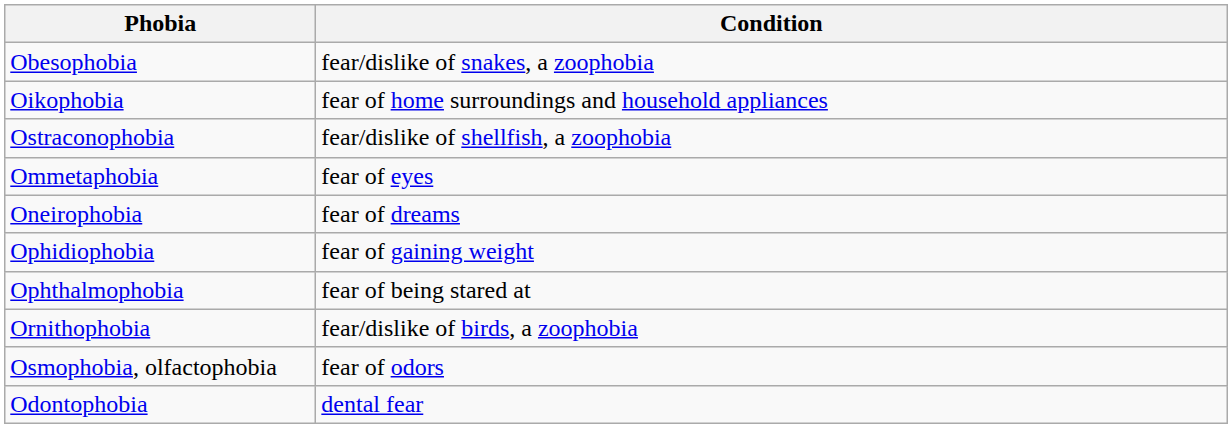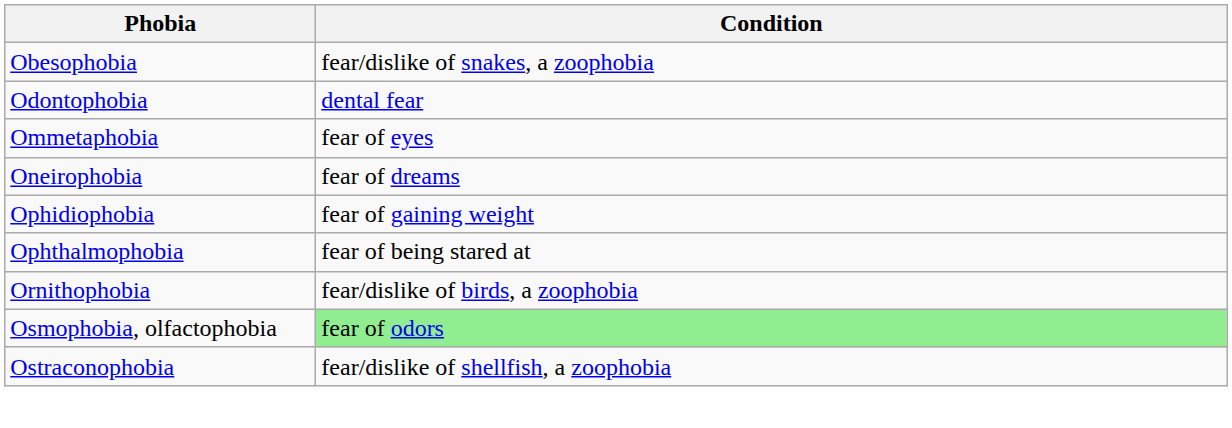- row: (67, 99)
rows swapped: (79, 404) <-> (92, 137)
(383, 366) no background -> (383, 328) lightgreen background
